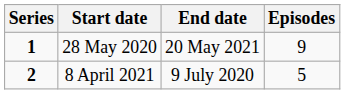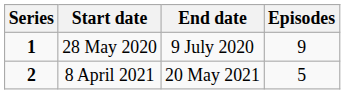(212, 46) 20 May 2021 -> (212, 46) 9 July 2020
(212, 74) 9 July 2020 -> (212, 74) 20 May 2021
